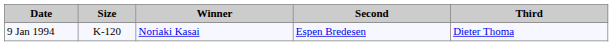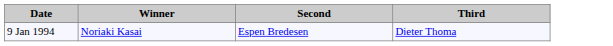- column: (107, 13)
